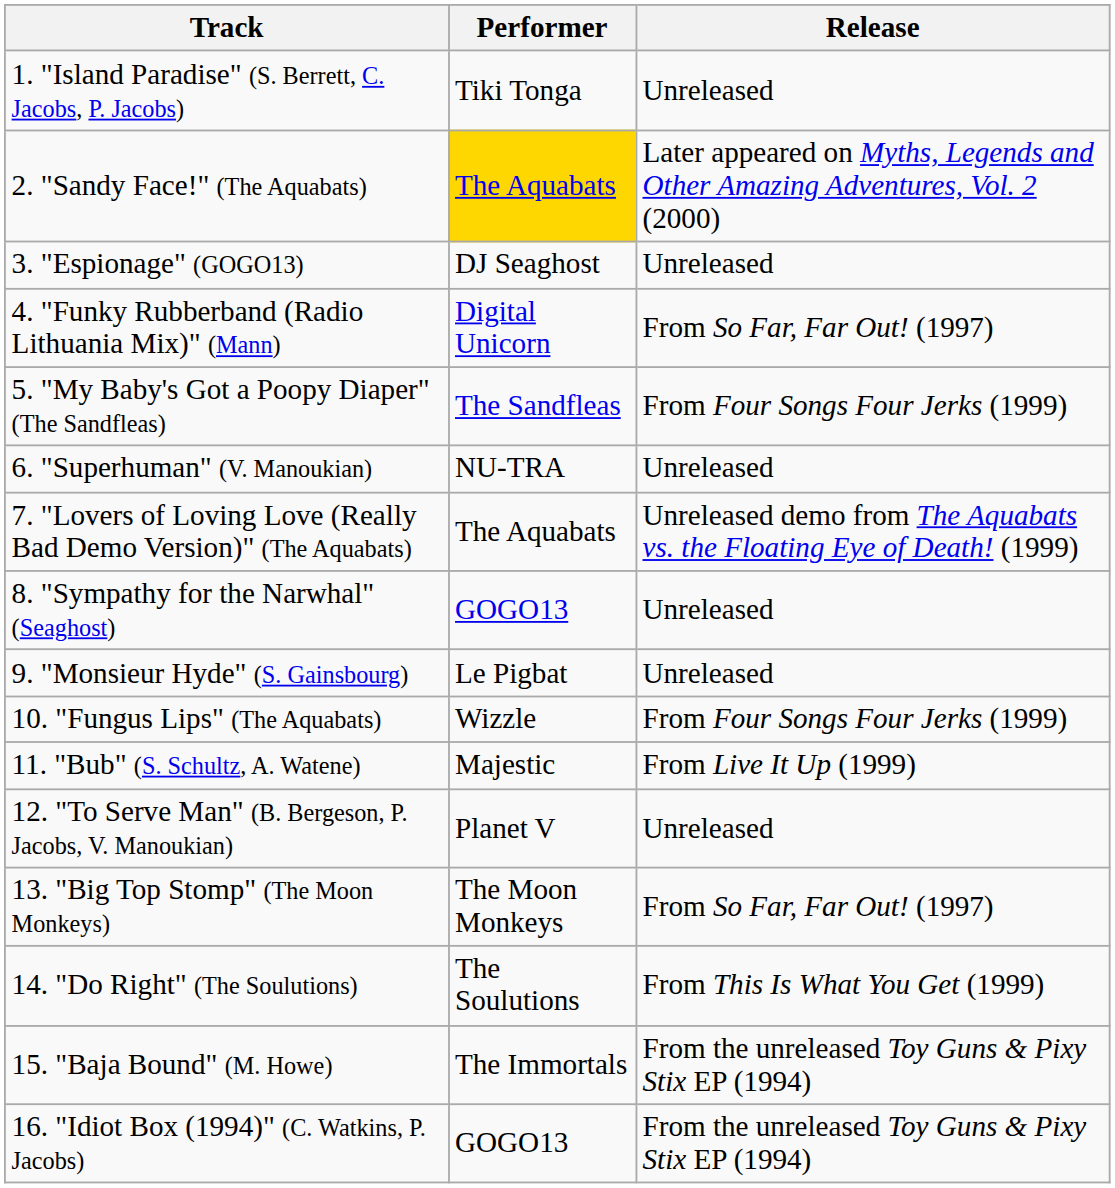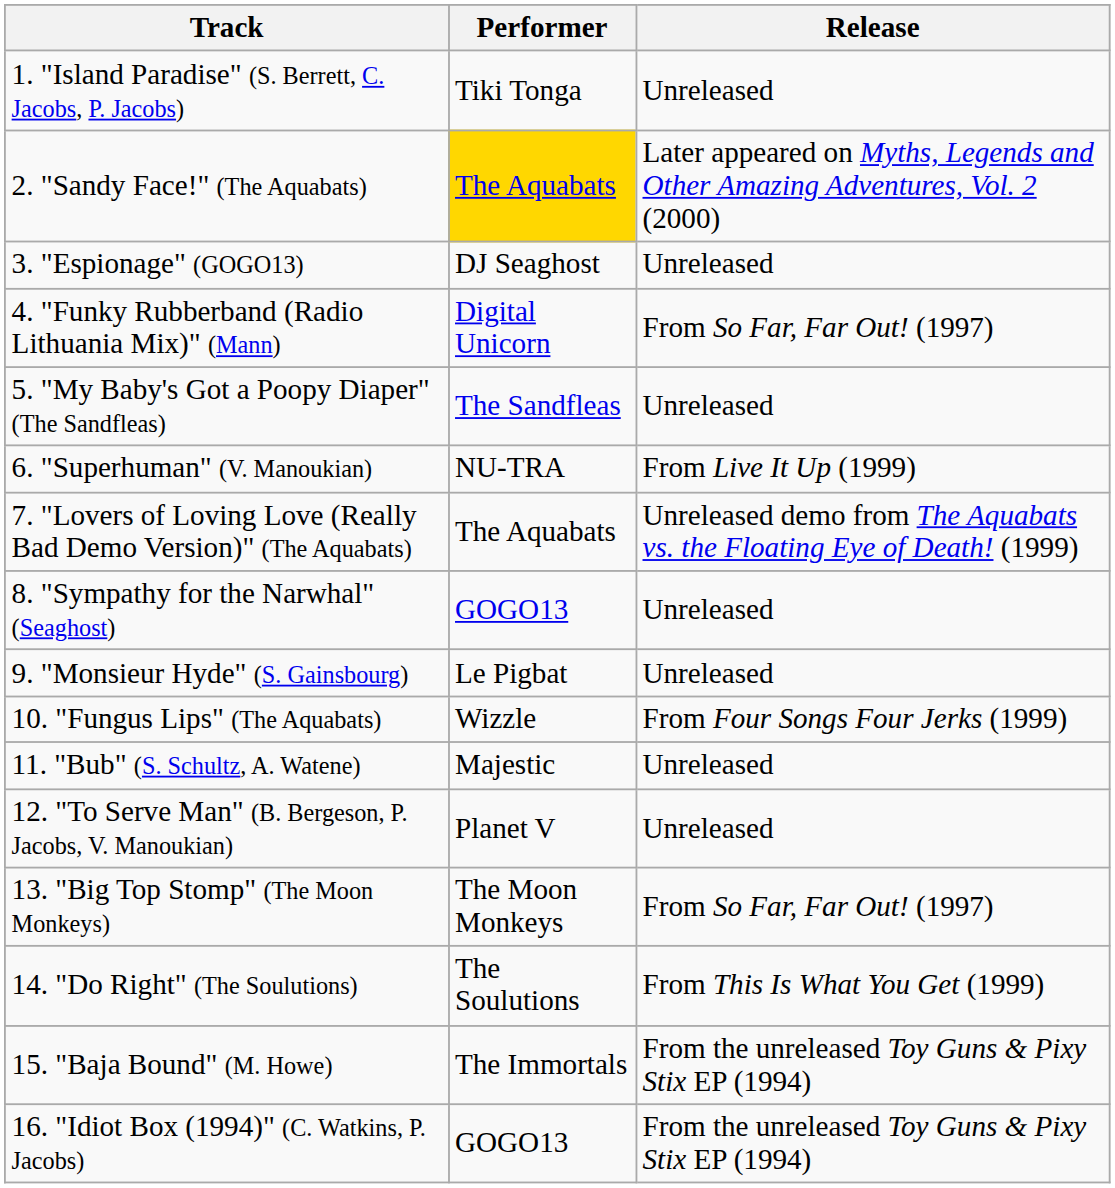(855, 405) From Four Songs Four Jerks (1999) -> (708, 405) Unreleased
(708, 468) Unreleased -> (779, 468) From Live It Up (1999)
(779, 764) From Live It Up (1999) -> (708, 764) Unreleased
